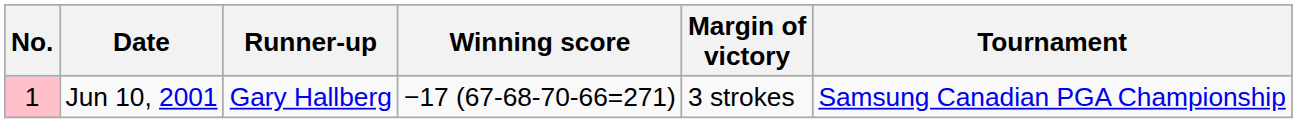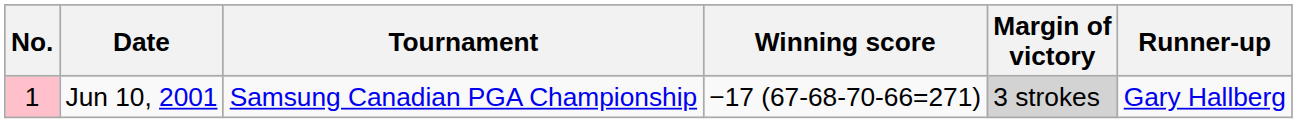columns swapped: (1052, 41) <-> (311, 41)
(741, 97) no background -> (1047, 97) lightgrey background
